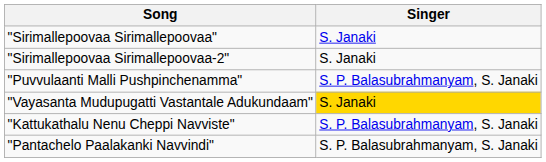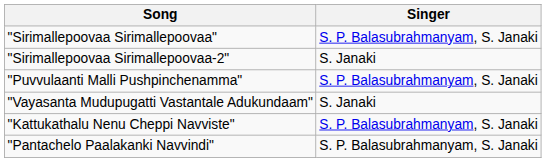(348, 37) S. Janaki -> (429, 37) S. P. Balasubrahmanyam, S. Janaki
(348, 102) gold background -> (348, 102) no background
